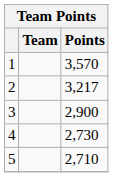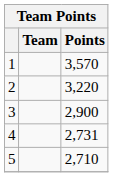(82, 87) 3,217 -> (82, 87) 3,220
(82, 135) 2,730 -> (82, 135) 2,731
